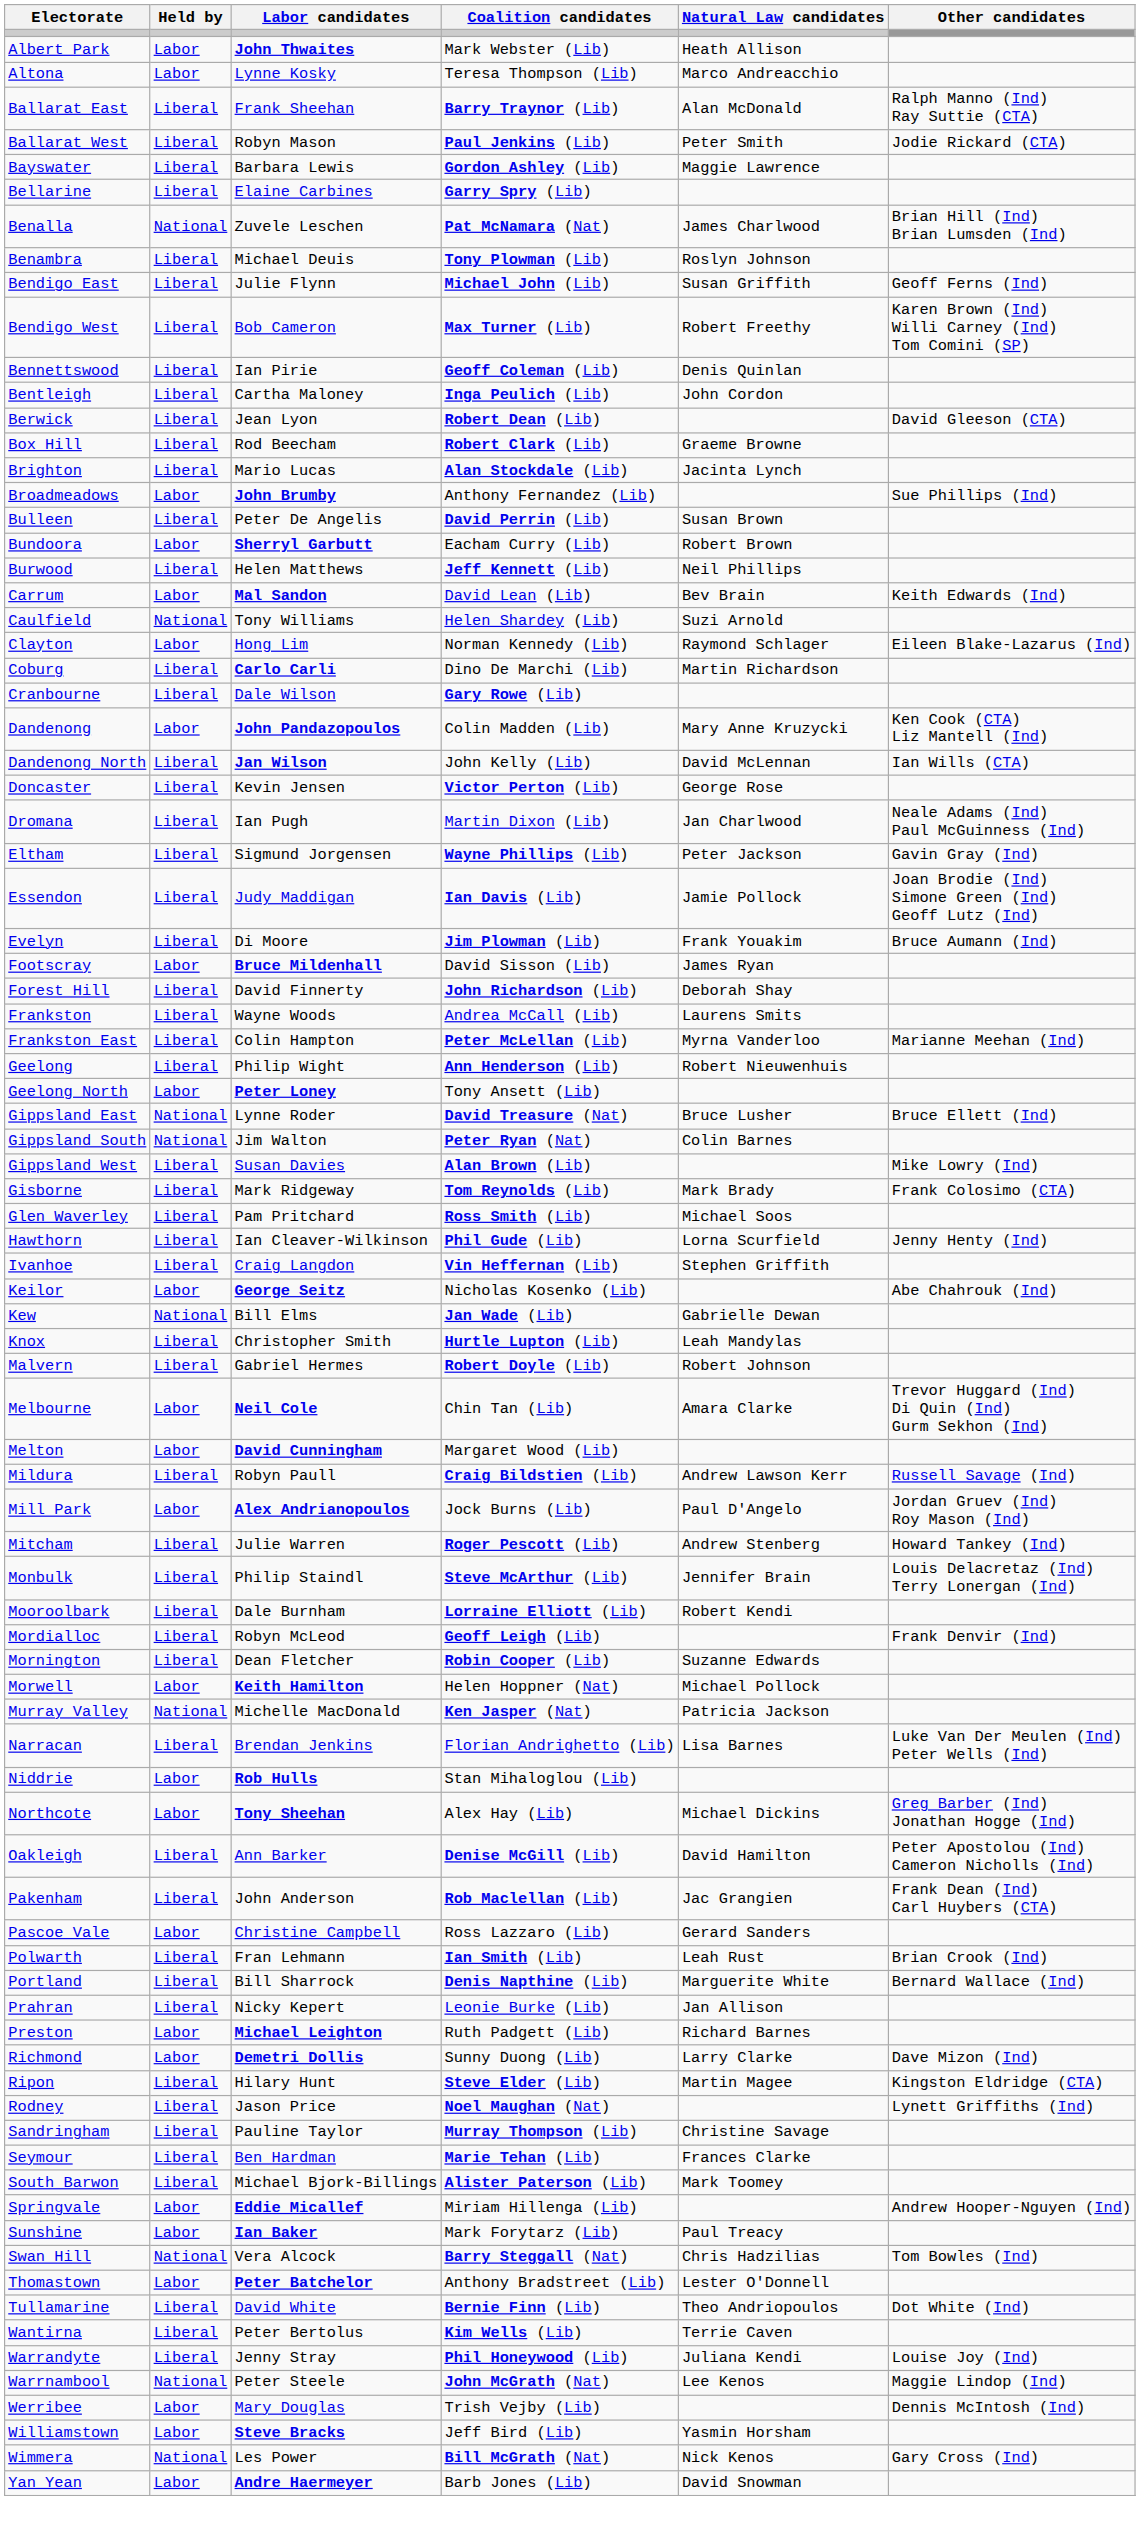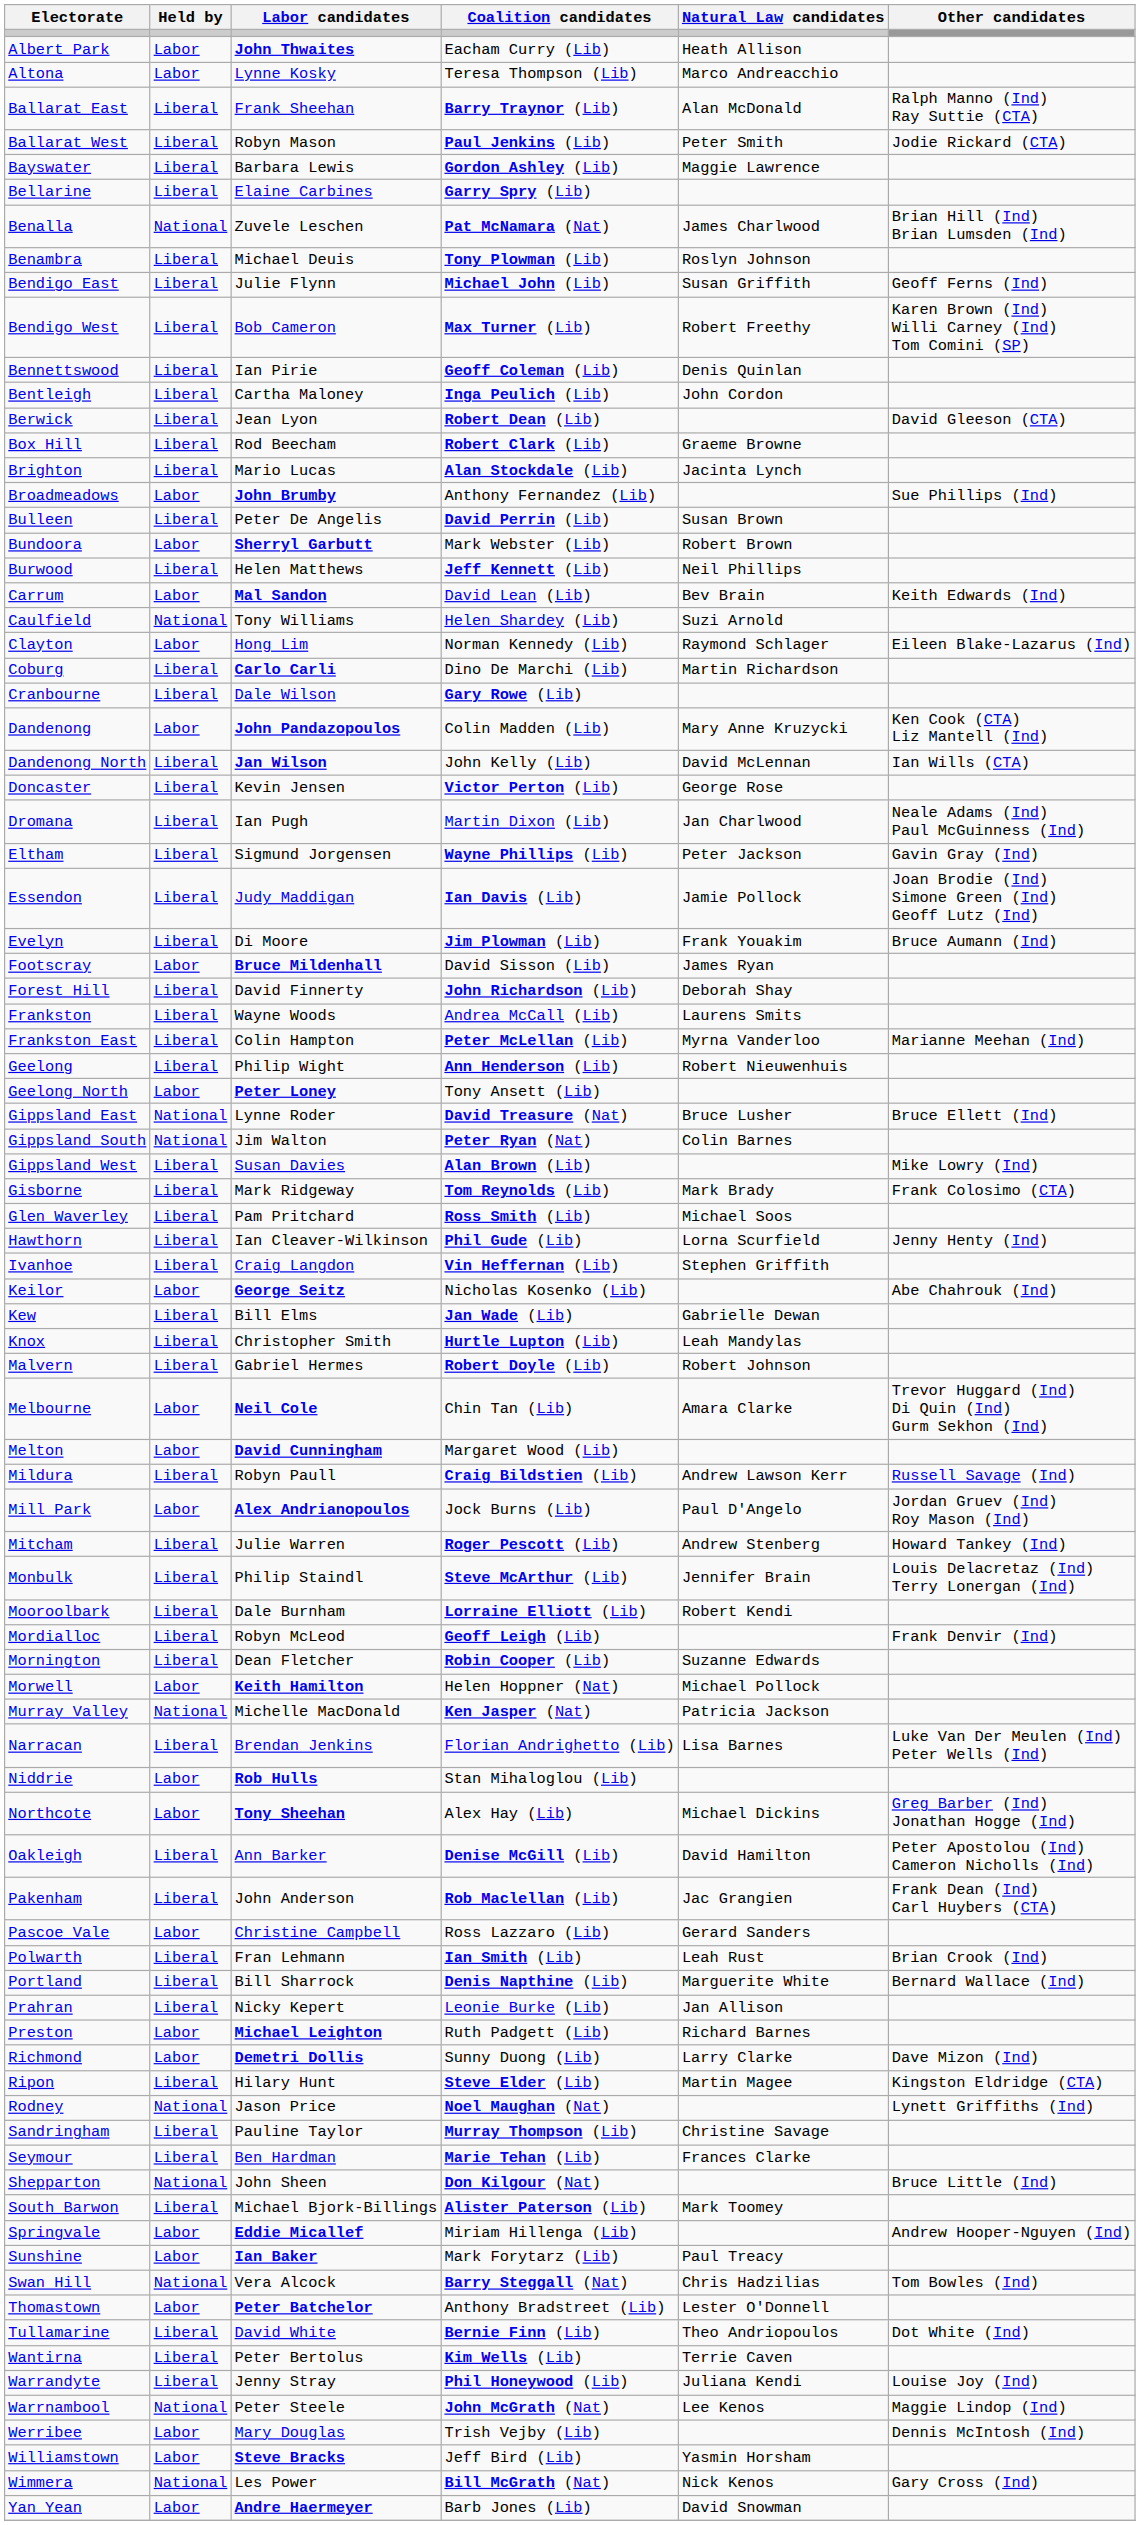(527, 49) Mark Webster (Lib) -> (527, 49) Eacham Curry (Lib)
(527, 545) Eacham Curry (Lib) -> (527, 545) Mark Webster (Lib)
(190, 1316) National -> (186, 1316) Liberal
(186, 2108) Liberal -> (190, 2108) National
+ row: (54, 2183)
